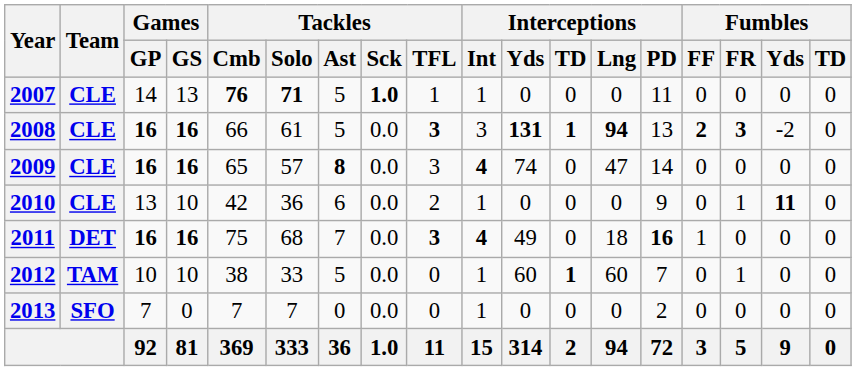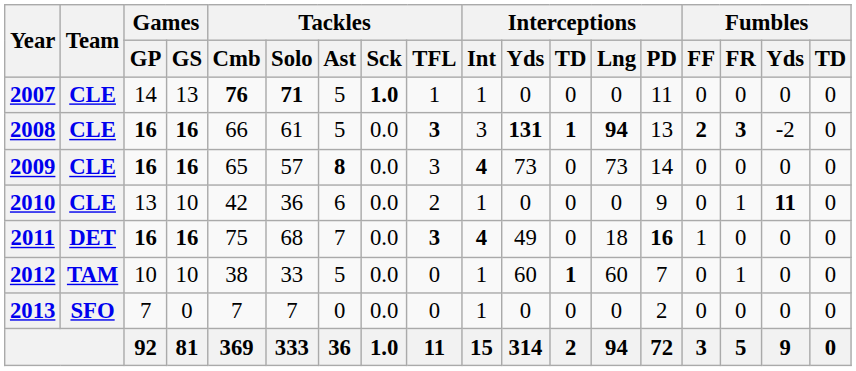(525, 166) 74 -> (525, 166) 73
(616, 166) 47 -> (616, 166) 73
